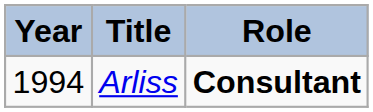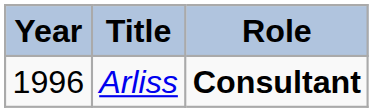(48, 82) 1994 -> (48, 82) 1996
